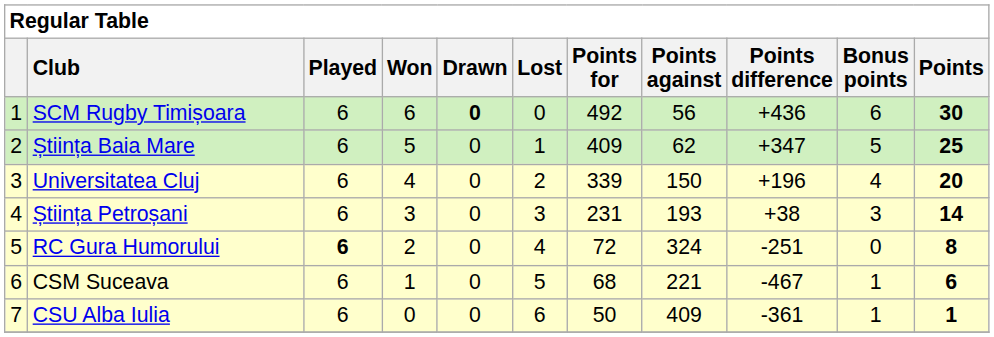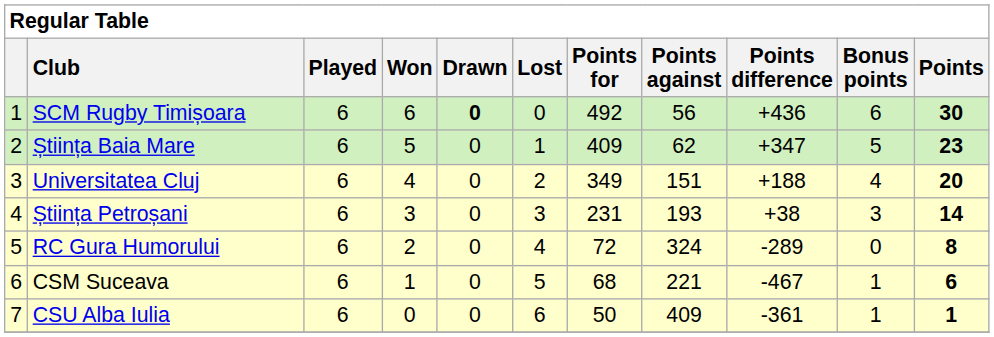(951, 146) 25 -> (951, 146) 23
(605, 180) 339 -> (605, 180) 349
(684, 180) 150 -> (684, 180) 151
(782, 180) +196 -> (782, 180) +188
(343, 248) bold -> (343, 248) normal
(782, 248) -251 -> (782, 248) -289
